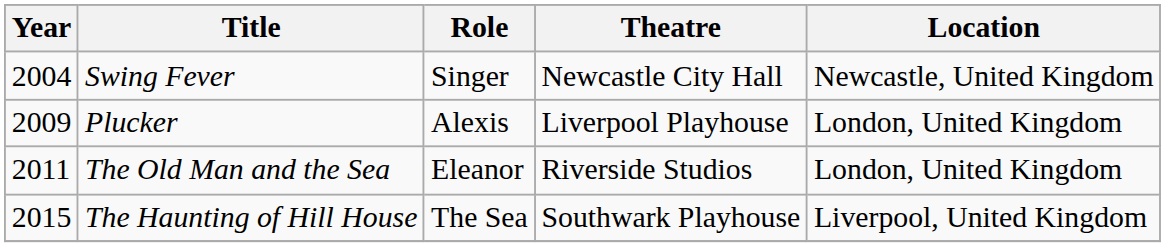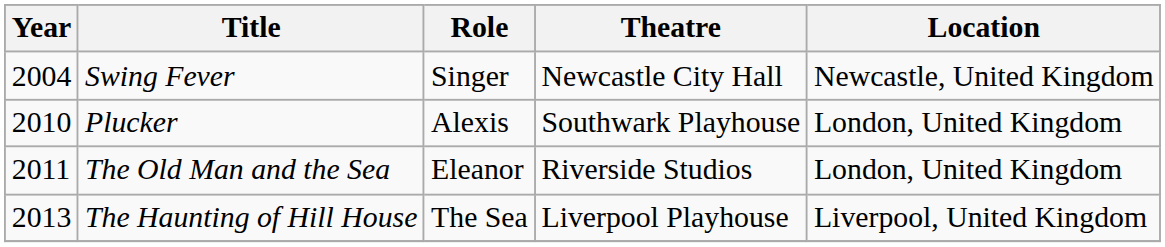(42, 122) 2009 -> (42, 122) 2010
(665, 122) Liverpool Playhouse -> (671, 122) Southwark Playhouse
(42, 216) 2015 -> (42, 216) 2013
(671, 216) Southwark Playhouse -> (665, 216) Liverpool Playhouse
